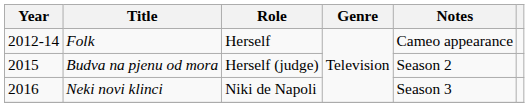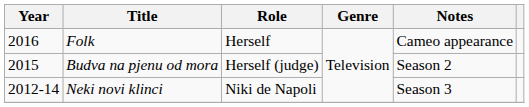(34, 41) 2012-14 -> (23, 41) 2016
(23, 89) 2016 -> (34, 89) 2012-14
